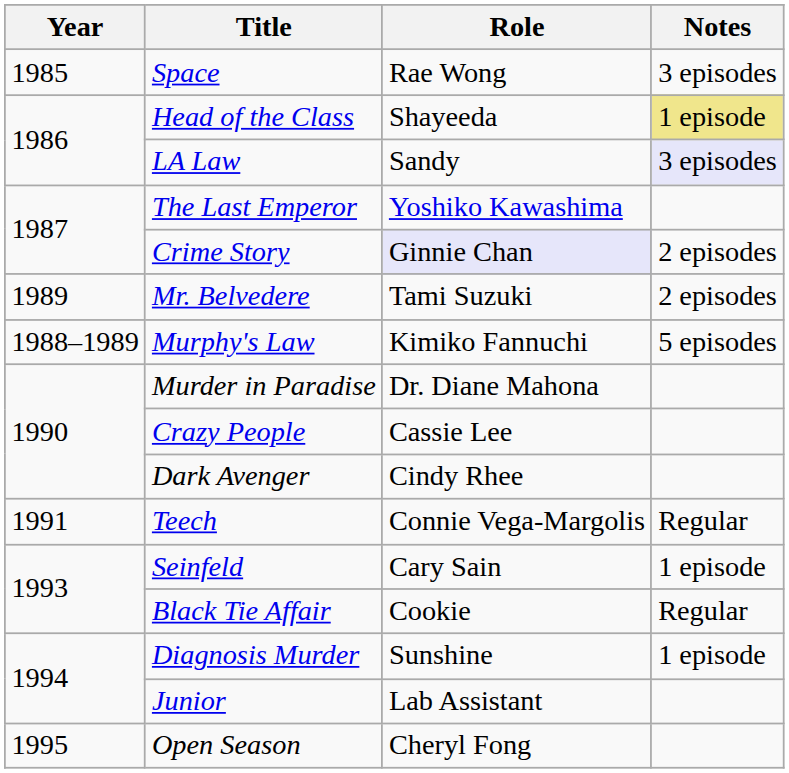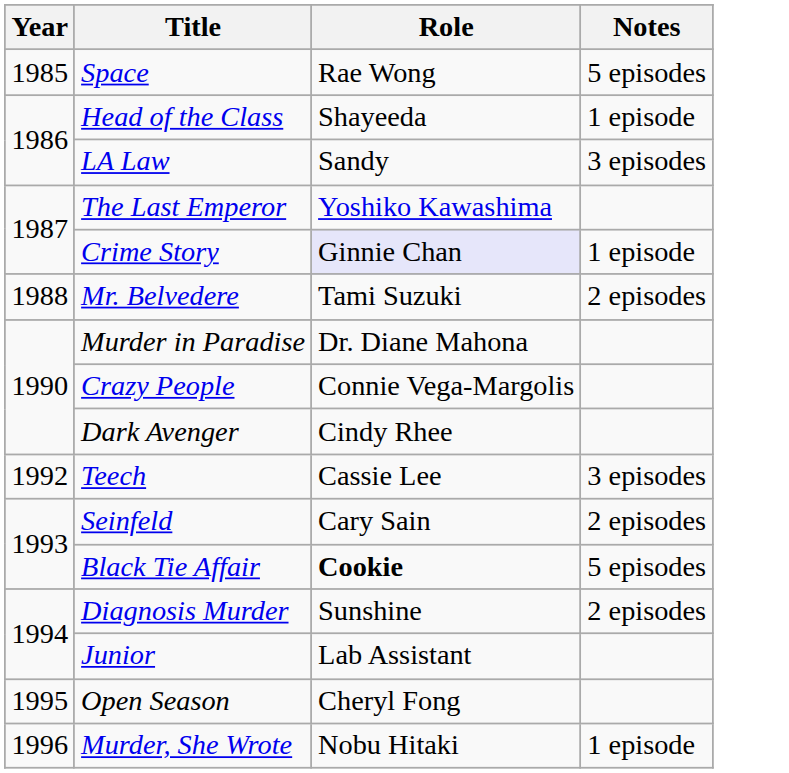(718, 71) 3 episodes -> (647, 71) 5 episodes
(712, 116) khaki background -> (641, 116) no background
(718, 161) lavender background -> (647, 161) no background
(718, 251) 2 episodes -> (641, 251) 1 episode
(40, 296) 1989 -> (40, 296) 1988
- row: (233, 341)
(451, 431) Cassie Lee -> (446, 386) Connie Vega-Margolis
(40, 521) 1991 -> (40, 476) 1992
(517, 521) Connie Vega-Margolis -> (380, 476) Cassie Lee
(703, 521) Regular -> (647, 476) 3 episodes
(712, 565) 1 episode -> (647, 521) 2 episodes
(430, 610) normal -> (361, 565) bold
(703, 610) Regular -> (647, 565) 5 episodes
(712, 655) 1 episode -> (647, 610) 2 episodes
+ row: (187, 745)
